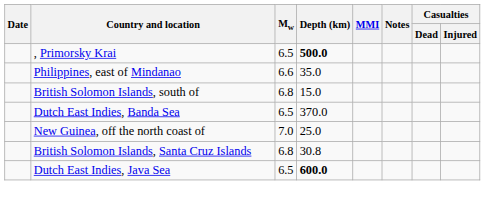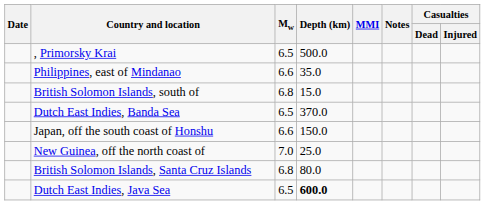(314, 53) bold -> (314, 53) normal
+ row: (123, 131)
(310, 151) 30.8 -> (310, 170) 80.0
